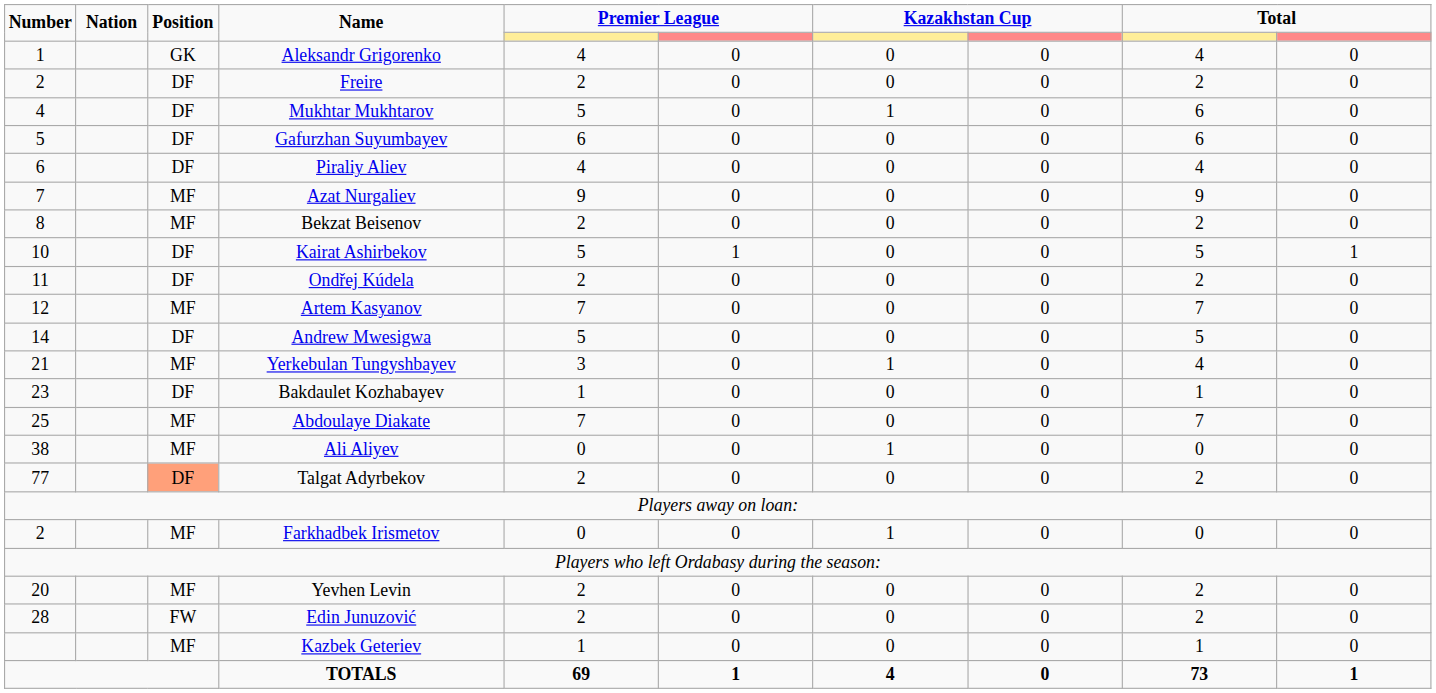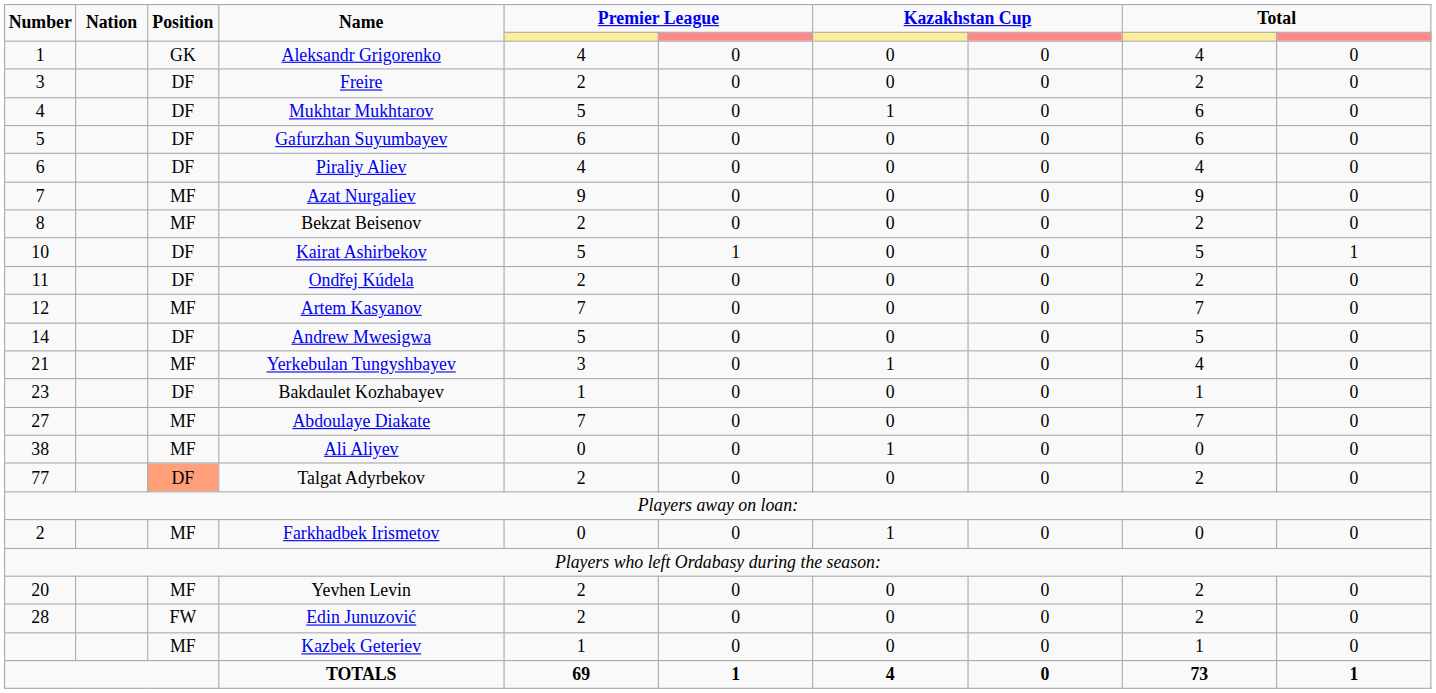(40, 83) 2 -> (40, 83) 3
(40, 421) 25 -> (40, 421) 27
